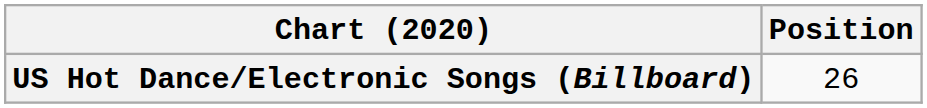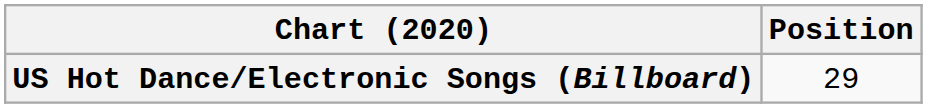(841, 79) 26 -> (841, 79) 29
